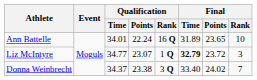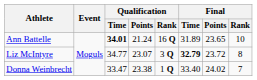(117, 40) normal -> (117, 40) bold
(142, 40) 22.24 -> (142, 40) 21.24
(167, 54) 1 Q -> (167, 54) 3 Q
(240, 54) 3 -> (240, 54) 8
(117, 69) 34.37 -> (117, 69) 33.47
(167, 69) 3 Q -> (167, 69) 1 Q
